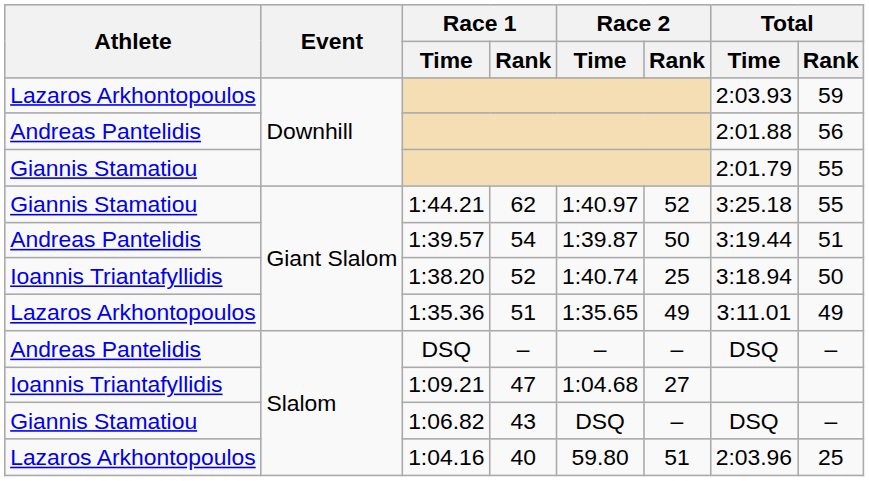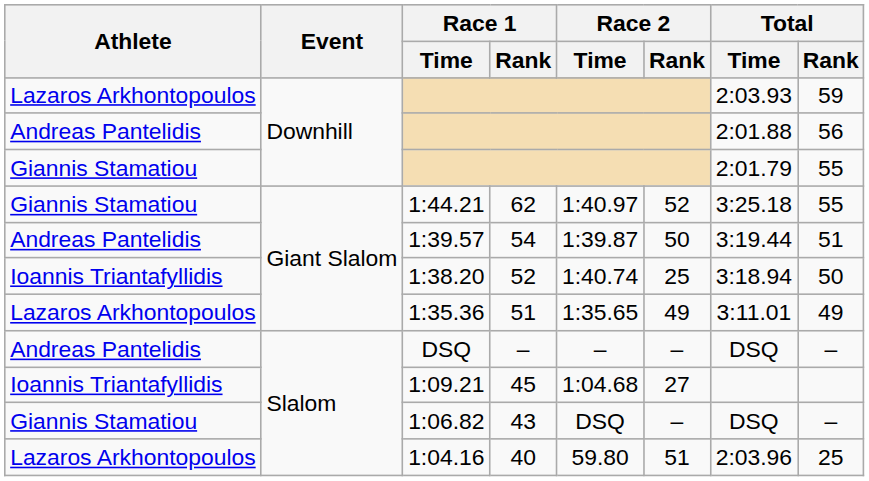(523, 385) 47 -> (523, 385) 45
